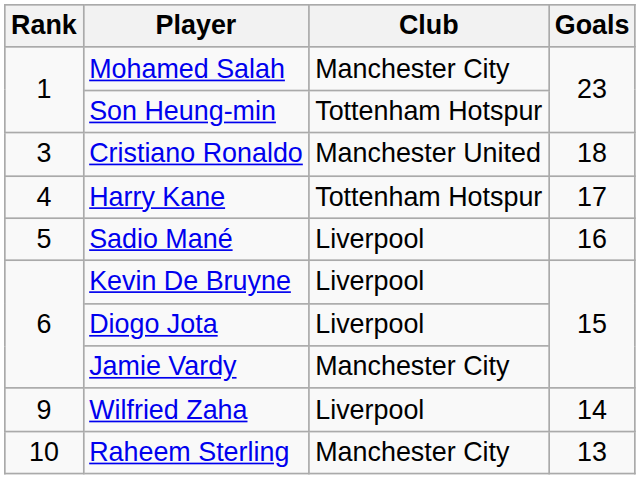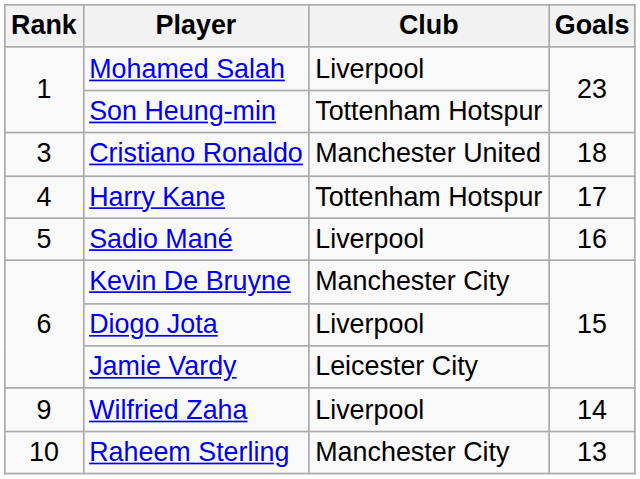(412, 68) Manchester City -> (370, 68) Liverpool
(370, 281) Liverpool -> (412, 281) Manchester City
(412, 366) Manchester City -> (397, 366) Leicester City
